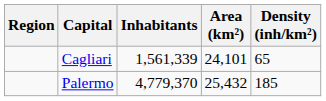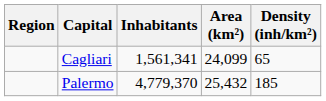(166, 58) 1,561,339 -> (166, 58) 1,561,341
(226, 58) 24,101 -> (226, 58) 24,099
